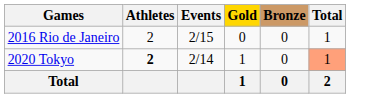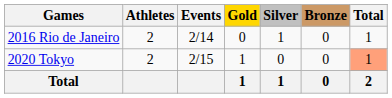+ column: (281, 15)
(201, 37) 2/15 -> (201, 37) 2/14
(150, 59) bold -> (150, 59) normal
(201, 59) 2/14 -> (201, 59) 2/15
